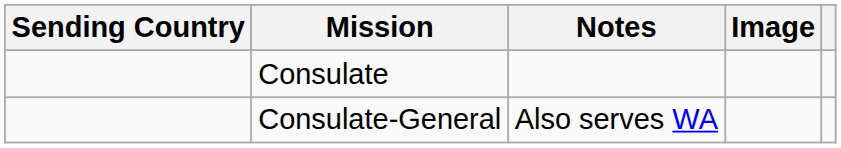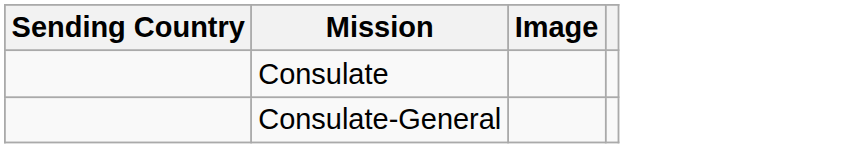- column: (616, 27)
